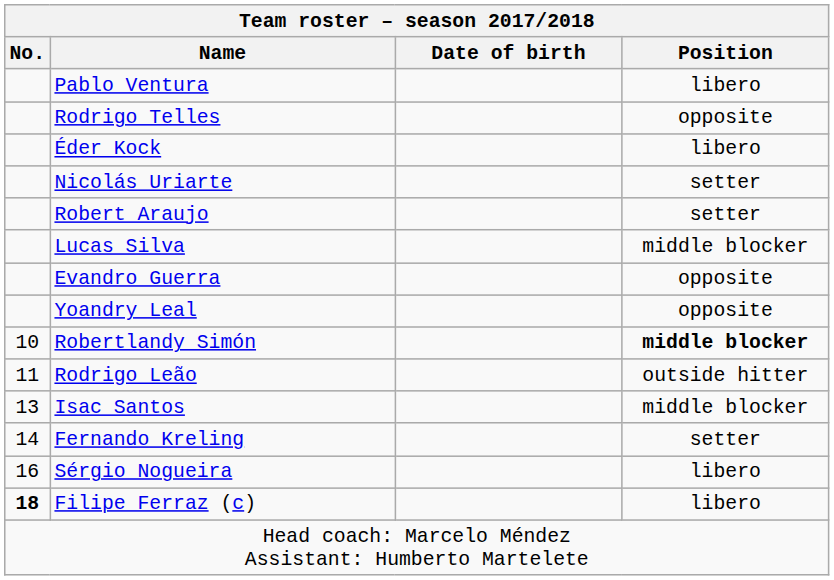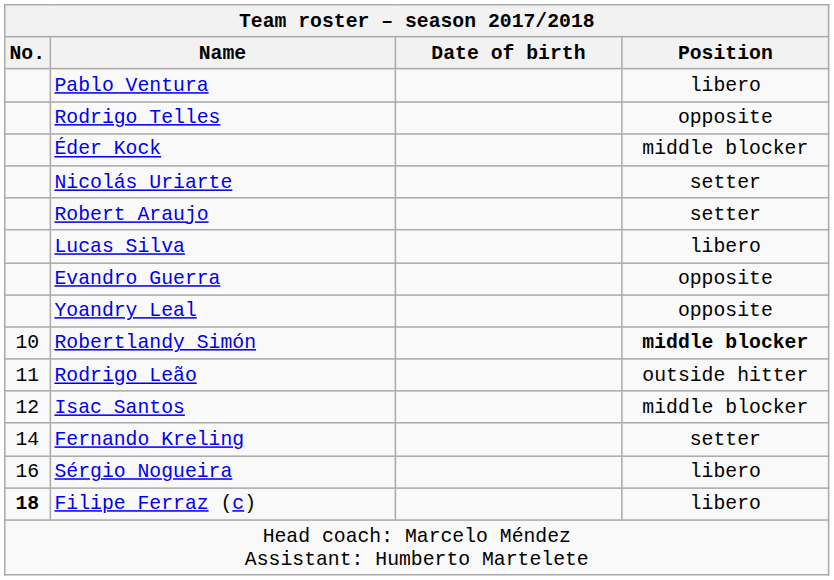(725, 150) libero -> (725, 150) middle blocker
(725, 246) middle blocker -> (725, 246) libero
(27, 407) 13 -> (27, 407) 12
